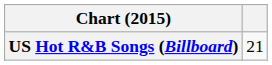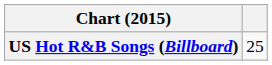(255, 45) 21 -> (255, 45) 25
